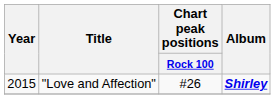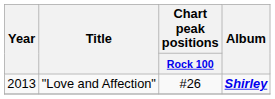(22, 84) 2015 -> (22, 84) 2013
